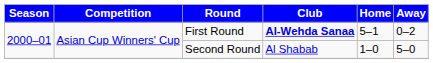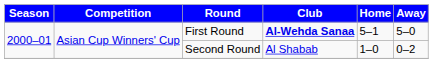(406, 31) 0–2 -> (406, 31) 5–0
(406, 49) 5–0 -> (406, 49) 0–2
